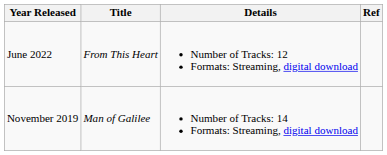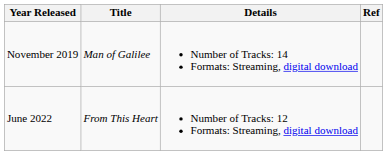rows swapped: (43, 118) <-> (29, 54)
